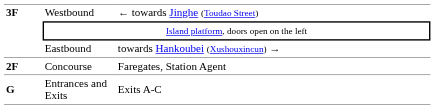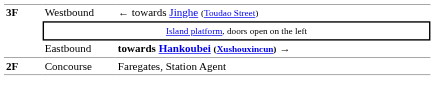(199, 49) normal -> (204, 49) bold
- row: (76, 89)
